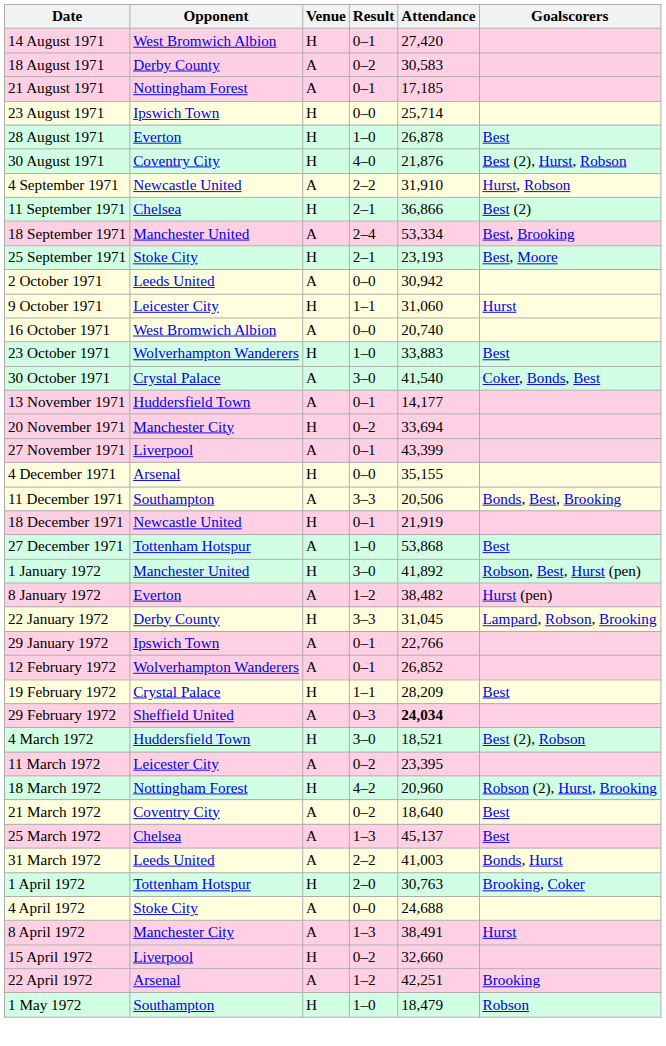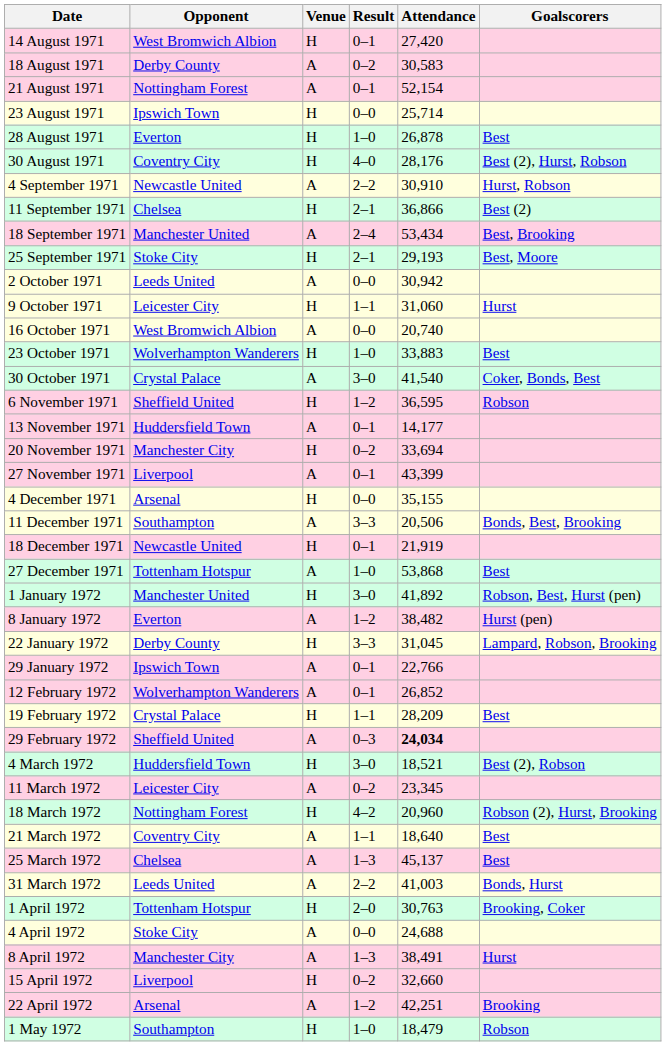(422, 88) 17,185 -> (422, 88) 52,154
(422, 161) 21,876 -> (422, 161) 28,176
(422, 185) 31,910 -> (422, 185) 30,910
(422, 233) 53,334 -> (422, 233) 53,434
(422, 257) 23,193 -> (422, 257) 29,193
+ row: (63, 402)
(422, 763) 23,395 -> (422, 787) 23,345
(364, 812) 0–2 -> (364, 836) 1–1
